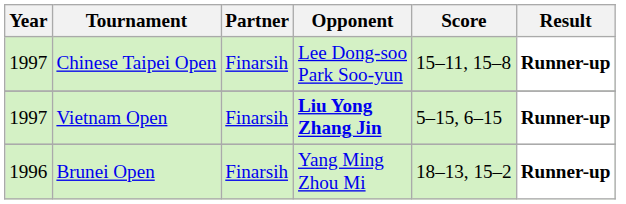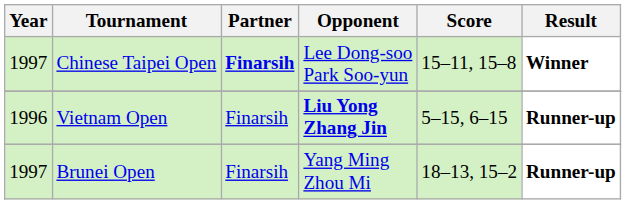(257, 63) normal -> (260, 63) bold
(566, 63) Runner-up -> (557, 63) Winner
(28, 117) 1997 -> (28, 117) 1996
(28, 171) 1996 -> (28, 171) 1997
